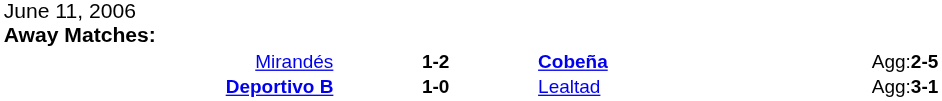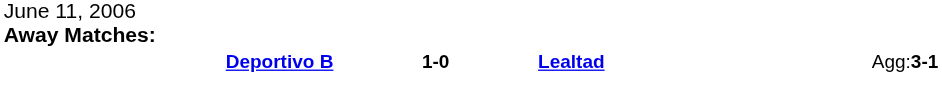- row: (294, 62)
(569, 87) normal -> (571, 62) bold
